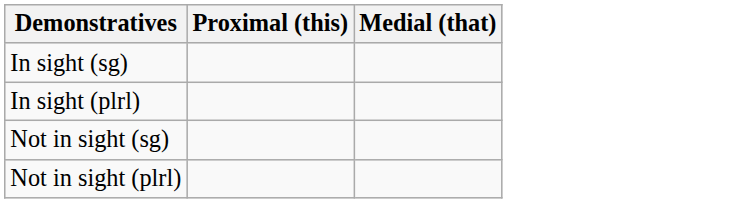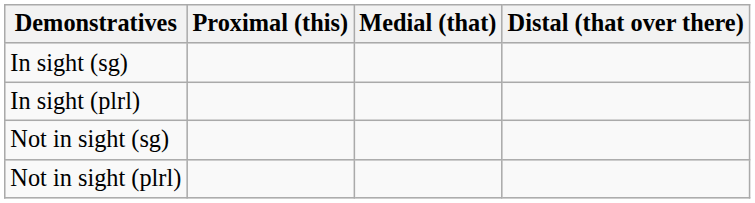+ column: (626, 23)
